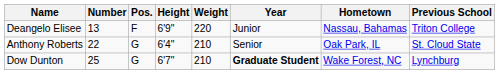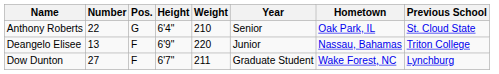rows swapped: (44, 28) <-> (45, 45)
(93, 61) 25 -> (93, 61) 27
(135, 61) G -> (134, 61) F
(203, 61) 210 -> (202, 61) 211
(276, 61) bold -> (273, 61) normal
